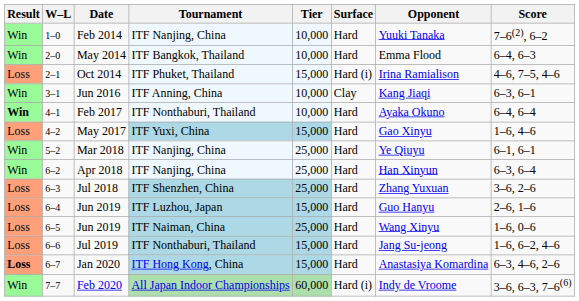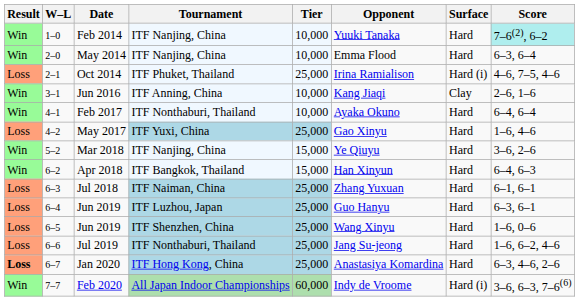columns swapped: (353, 14) <-> (433, 14)
(521, 34) no background -> (521, 34) paleturquoise background
(188, 55) ITF Bangkok, Thailand -> (179, 55) ITF Nanjing, China
(515, 55) 6–4, 6–3 -> (515, 55) 6–3, 6–4
(312, 74) 15,000 -> (312, 74) 25,000
(515, 93) 6–3, 6–1 -> (515, 93) 2–6, 1–6
(18, 112) bold -> (17, 112) normal
(312, 131) 15,000 -> (312, 131) 25,000
(312, 150) 25,000 -> (312, 150) 15,000
(515, 150) 6–1, 6–1 -> (515, 150) 3–6, 2–6
(179, 169) ITF Nanjing, China -> (188, 169) ITF Bangkok, Thailand
(312, 169) 25,000 -> (312, 169) 15,000
(515, 169) 6–3, 6–4 -> (515, 169) 6–4, 6–3
(183, 188) ITF Shenzhen, China -> (178, 188) ITF Naiman, China
(515, 188) 3–6, 2–6 -> (515, 188) 6–1, 6–1
(312, 207) 15,000 -> (312, 207) 25,000
(515, 207) 2–6, 1–6 -> (515, 207) 6–3, 6–1
(178, 226) ITF Naiman, China -> (183, 226) ITF Shenzhen, China
(312, 245) 15,000 -> (312, 245) 25,000
(312, 264) 15,000 -> (312, 264) 25,000
